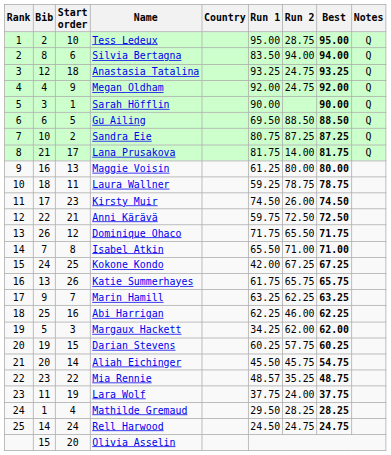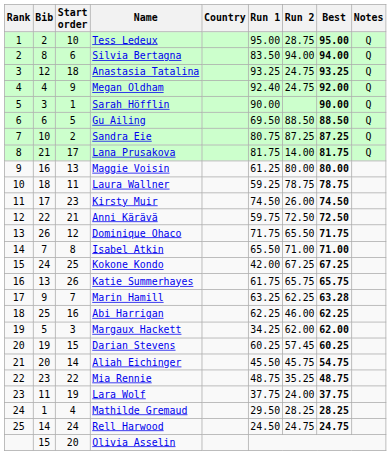(265, 88) 92.00 -> (265, 88) 92.40
(334, 298) 63.25 -> (334, 298) 63.28
(300, 346) 57.75 -> (300, 346) 57.45
(265, 378) 48.57 -> (265, 378) 48.75
